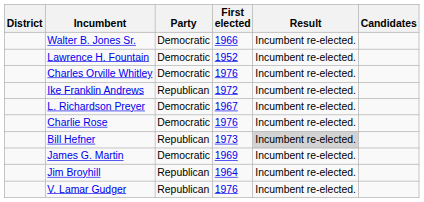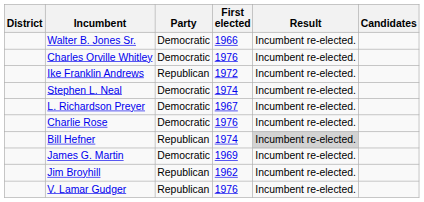- row: (98, 57)
+ row: (85, 90)
(226, 139) 1973 -> (226, 139) 1974
(226, 172) 1964 -> (226, 172) 1962
